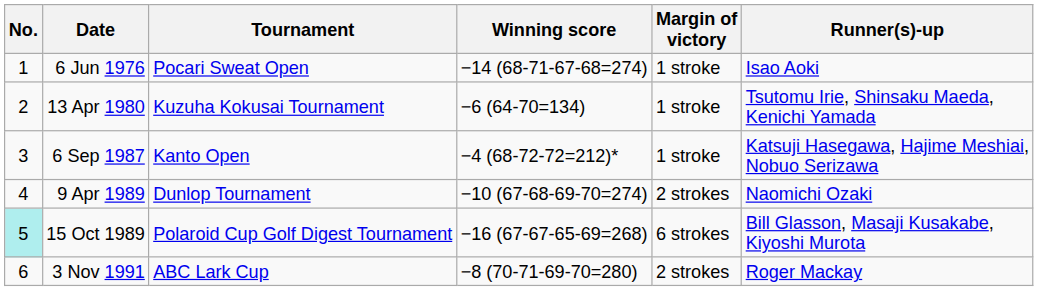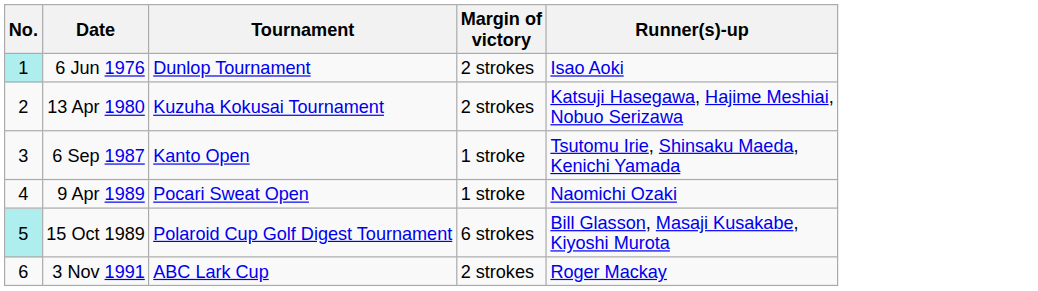- column: (554, 29)
(23, 68) no background -> (23, 68) paleturquoise background
(231, 68) Pocari Sweat Open -> (232, 68) Dunlop Tournament
(688, 68) 1 stroke -> (497, 68) 2 strokes
(688, 107) 1 stroke -> (497, 107) 2 strokes
(870, 107) Tsutomu Irie, Shinsaku Maeda, Kenichi Yamada -> (692, 107) Katsuji Hasegawa, Hajime Meshiai, Nobuo Serizawa
(887, 156) Katsuji Hasegawa, Hajime Meshiai, Nobuo Serizawa -> (674, 156) Tsutomu Irie, Shinsaku Maeda, Kenichi Yamada
(232, 194) Dunlop Tournament -> (231, 194) Pocari Sweat Open
(693, 194) 2 strokes -> (493, 194) 1 stroke
